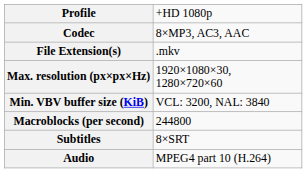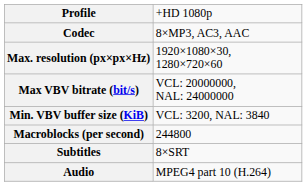- row: (79, 51)
+ row: (79, 90)
